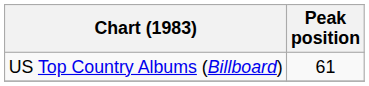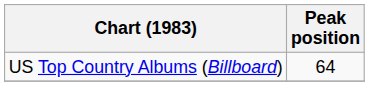(325, 66) 61 -> (325, 66) 64
